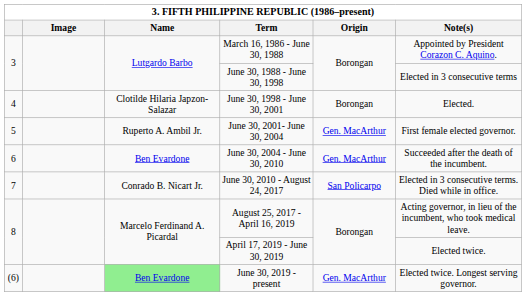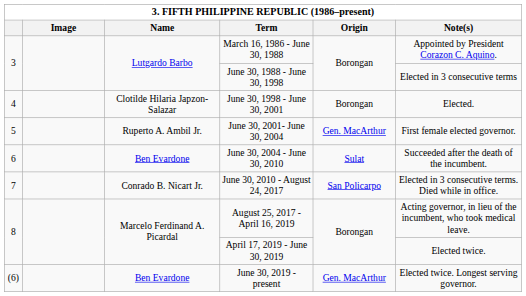(354, 158) Gen. MacArthur -> (354, 158) Sulat
(162, 278) lightgreen background -> (162, 278) no background
